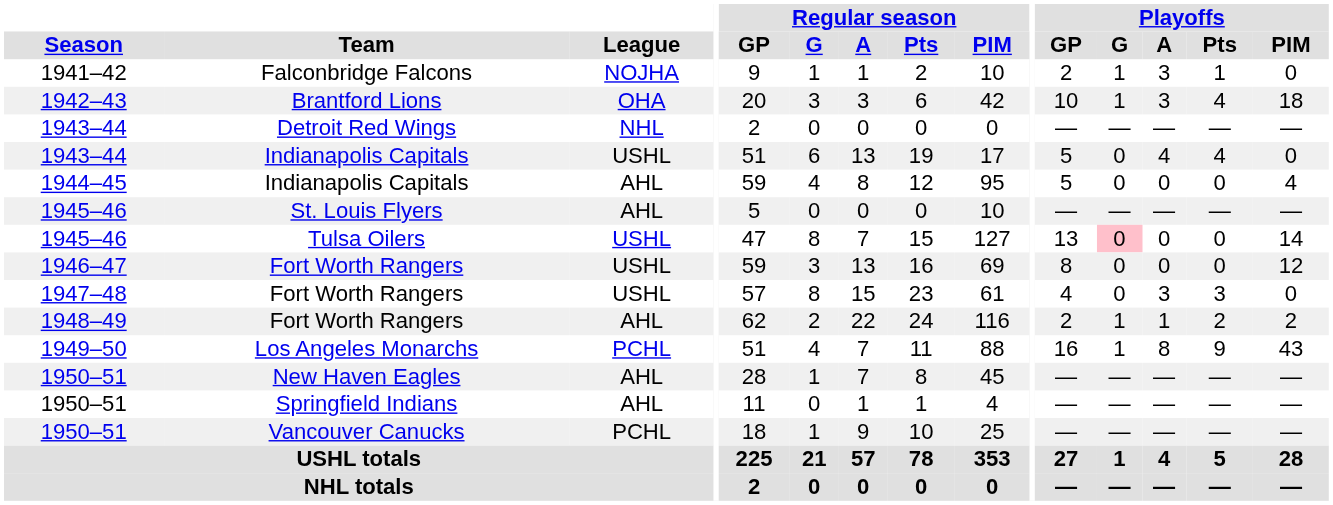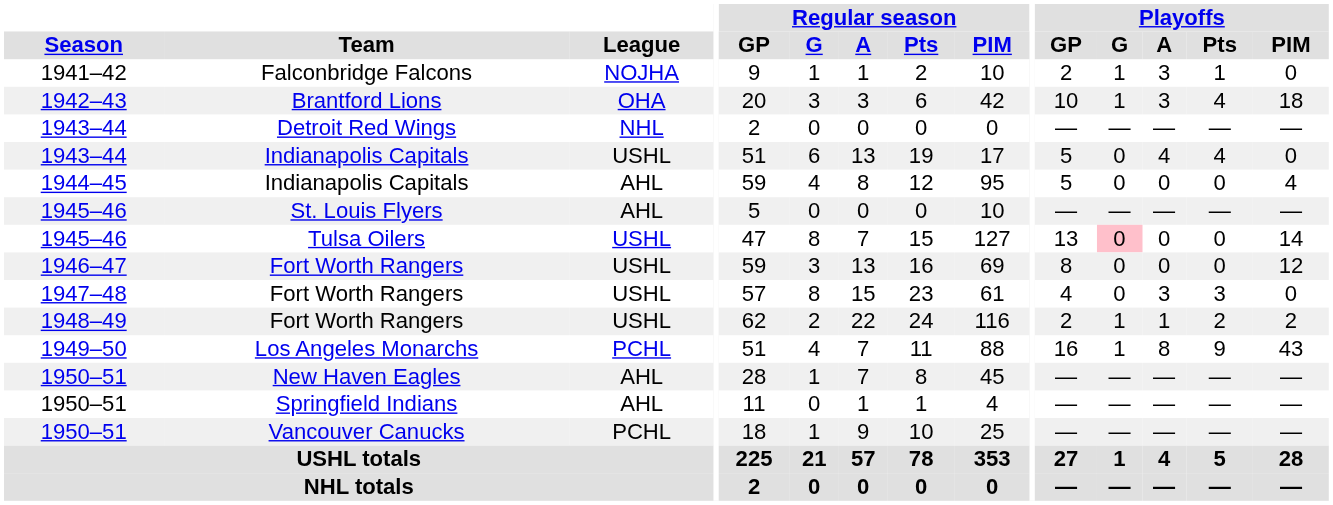(642, 321) AHL -> (642, 321) USHL
